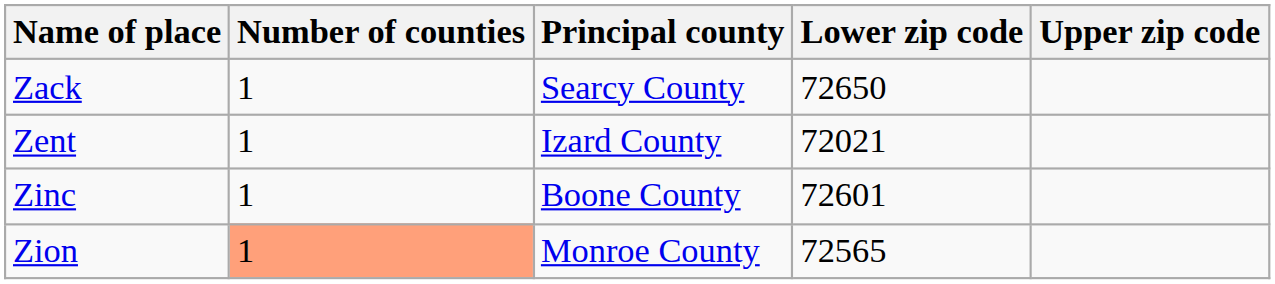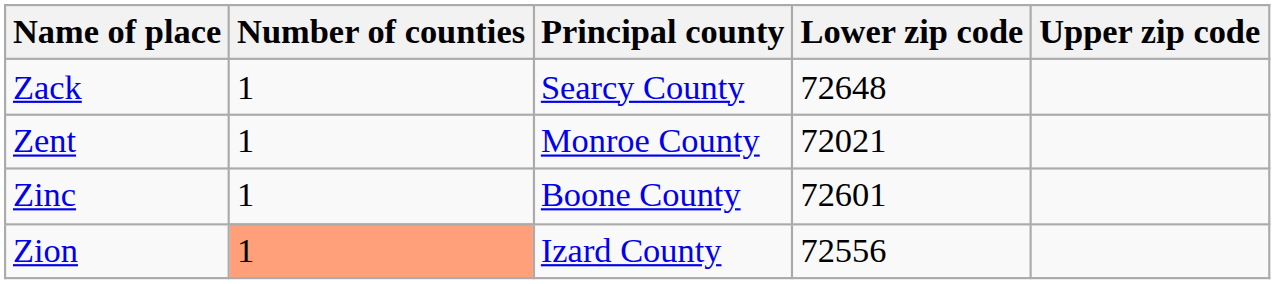(843, 86) 72650 -> (843, 86) 72648
(631, 140) Izard County -> (650, 140) Monroe County
(650, 250) Monroe County -> (631, 250) Izard County
(843, 250) 72565 -> (843, 250) 72556
